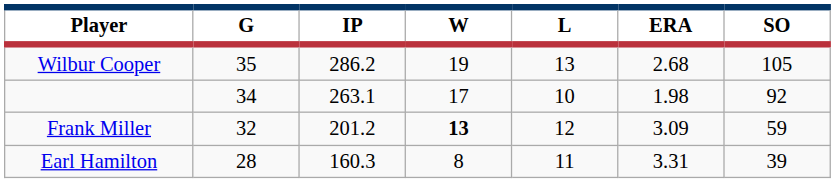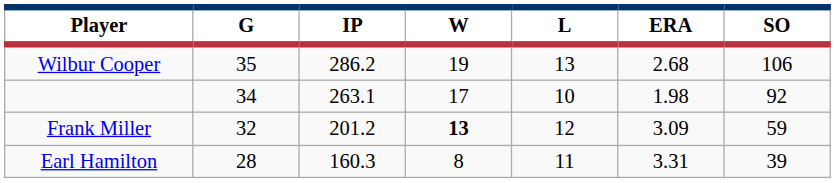(777, 63) 105 -> (777, 63) 106
